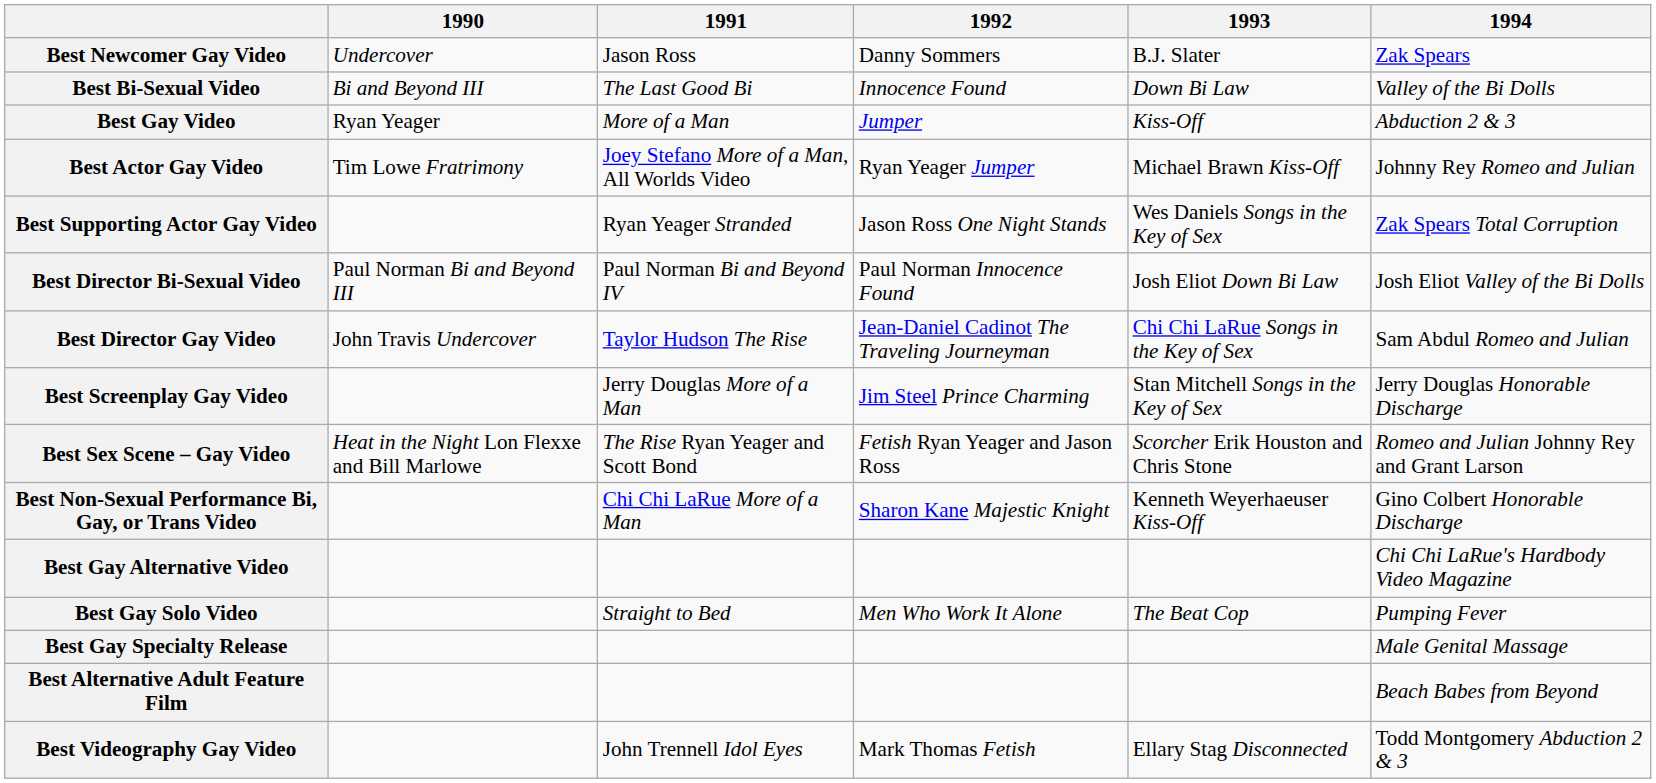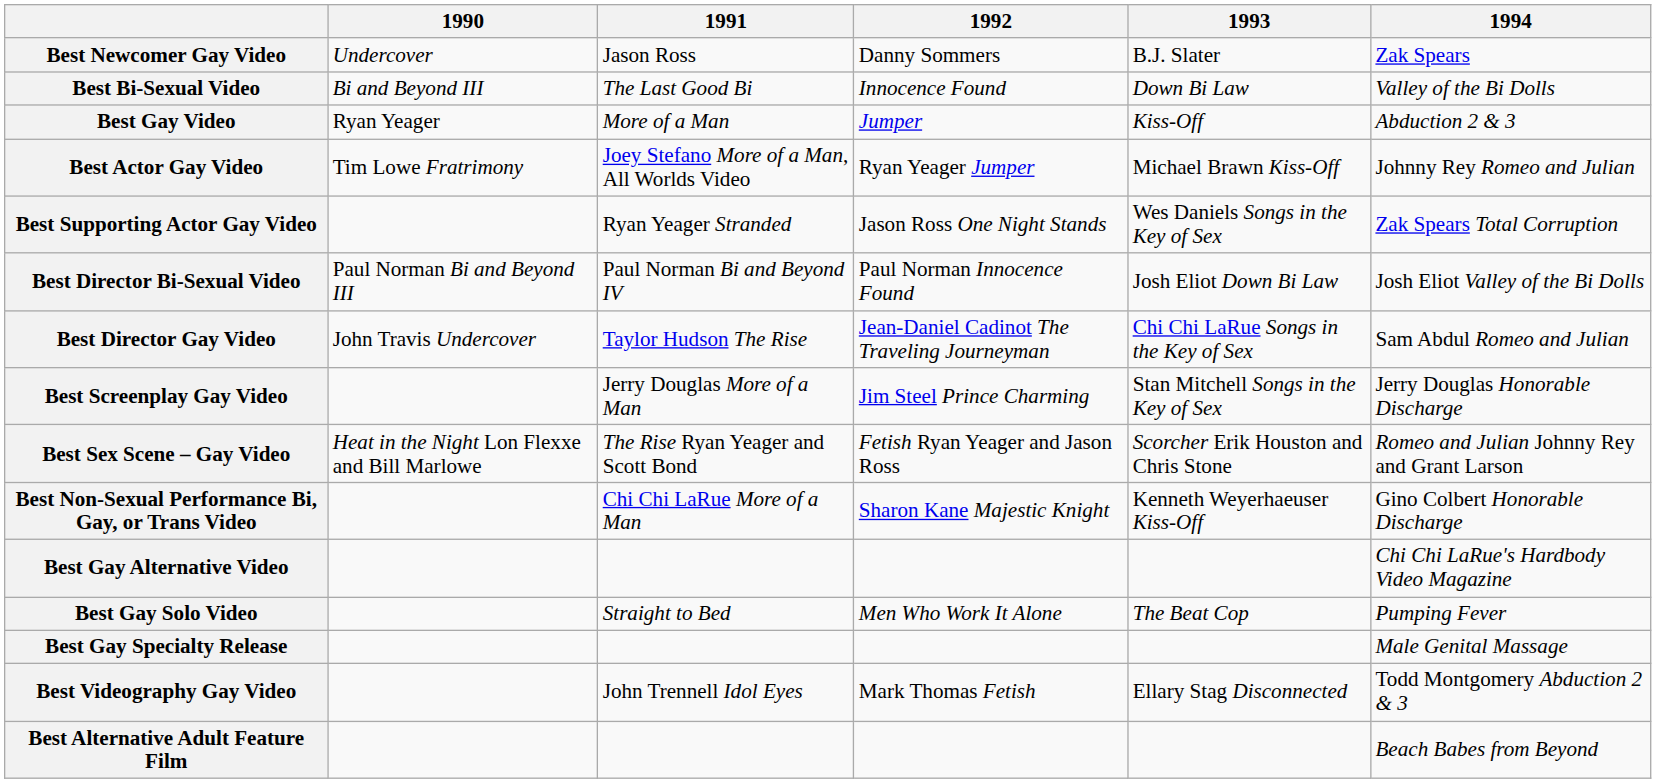rows swapped: (166, 749) <-> (166, 692)
